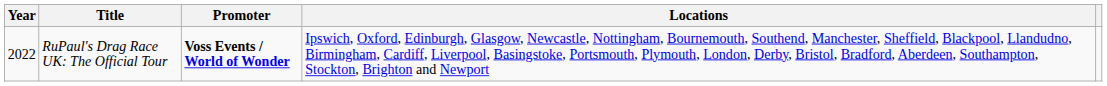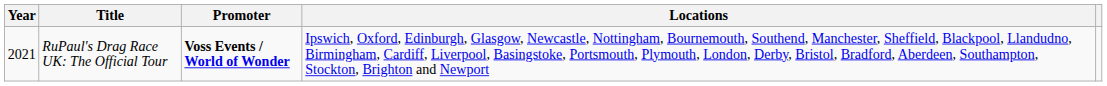(22, 53) 2022 -> (22, 53) 2021
